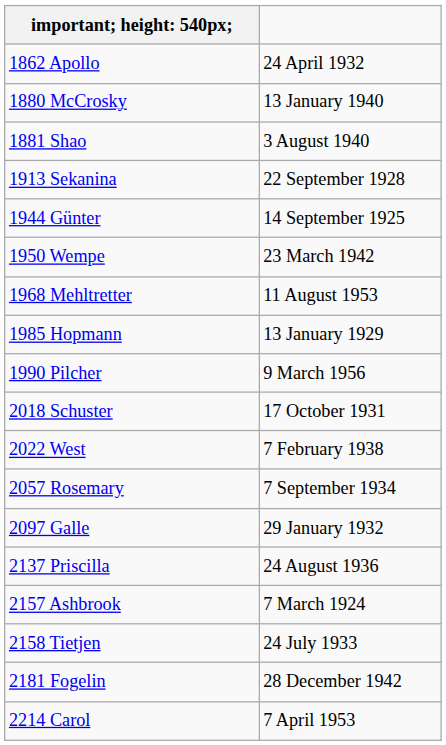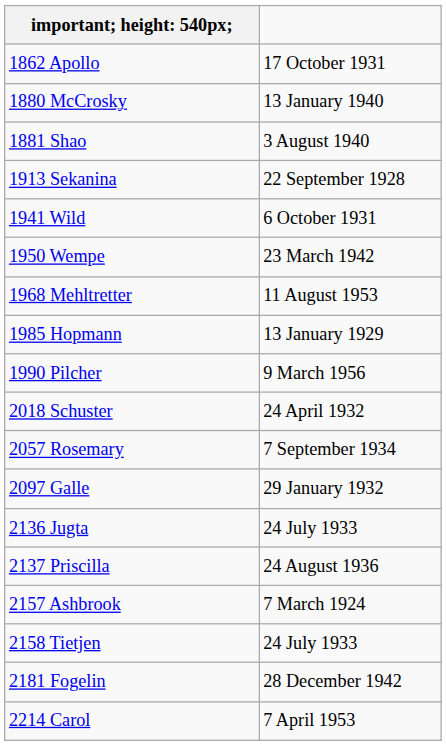(314, 63) 24 April 1932 -> (324, 63) 17 October 1931
+ row: (47, 217)
- row: (55, 217)
(324, 411) 17 October 1931 -> (314, 411) 24 April 1932
- row: (47, 449)
+ row: (49, 527)
